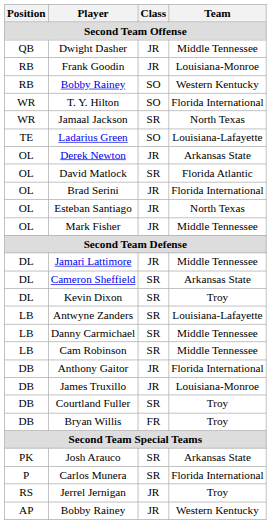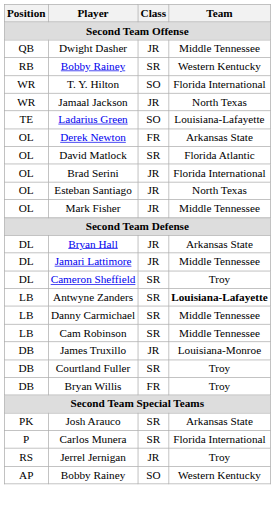- row: (26, 66)
(153, 84) SO -> (153, 66) SR
(153, 119) SR -> (153, 102) JR
(153, 155) JR -> (153, 137) FR
+ row: (26, 244)
(217, 279) Arkansas State -> (219, 279) Troy
- row: (26, 297)
(217, 315) normal -> (219, 297) bold
- row: (26, 368)
(153, 510) JR -> (153, 475) SO
